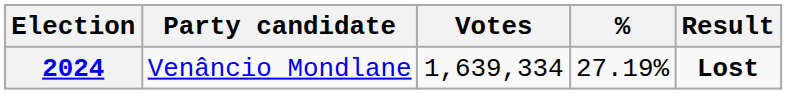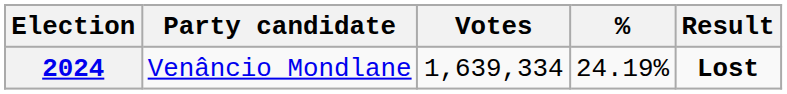(623, 68) 27.19% -> (623, 68) 24.19%
